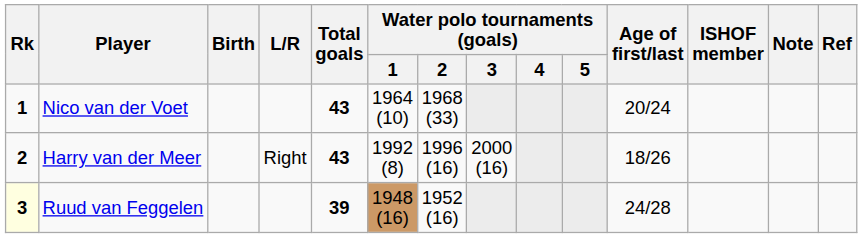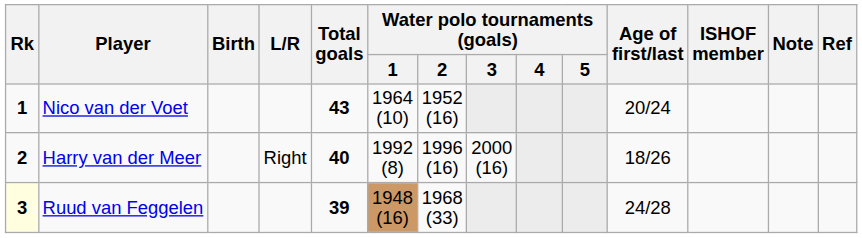(442, 109) 1968 (33) -> (442, 109) 1952 (16)
(339, 158) 43 -> (339, 158) 40
(442, 208) 1952 (16) -> (442, 208) 1968 (33)
